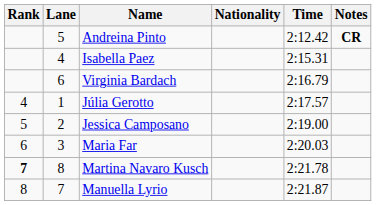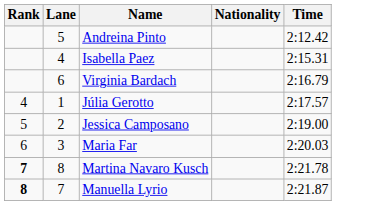- column: (351, 15)
(24, 189) normal -> (24, 189) bold
